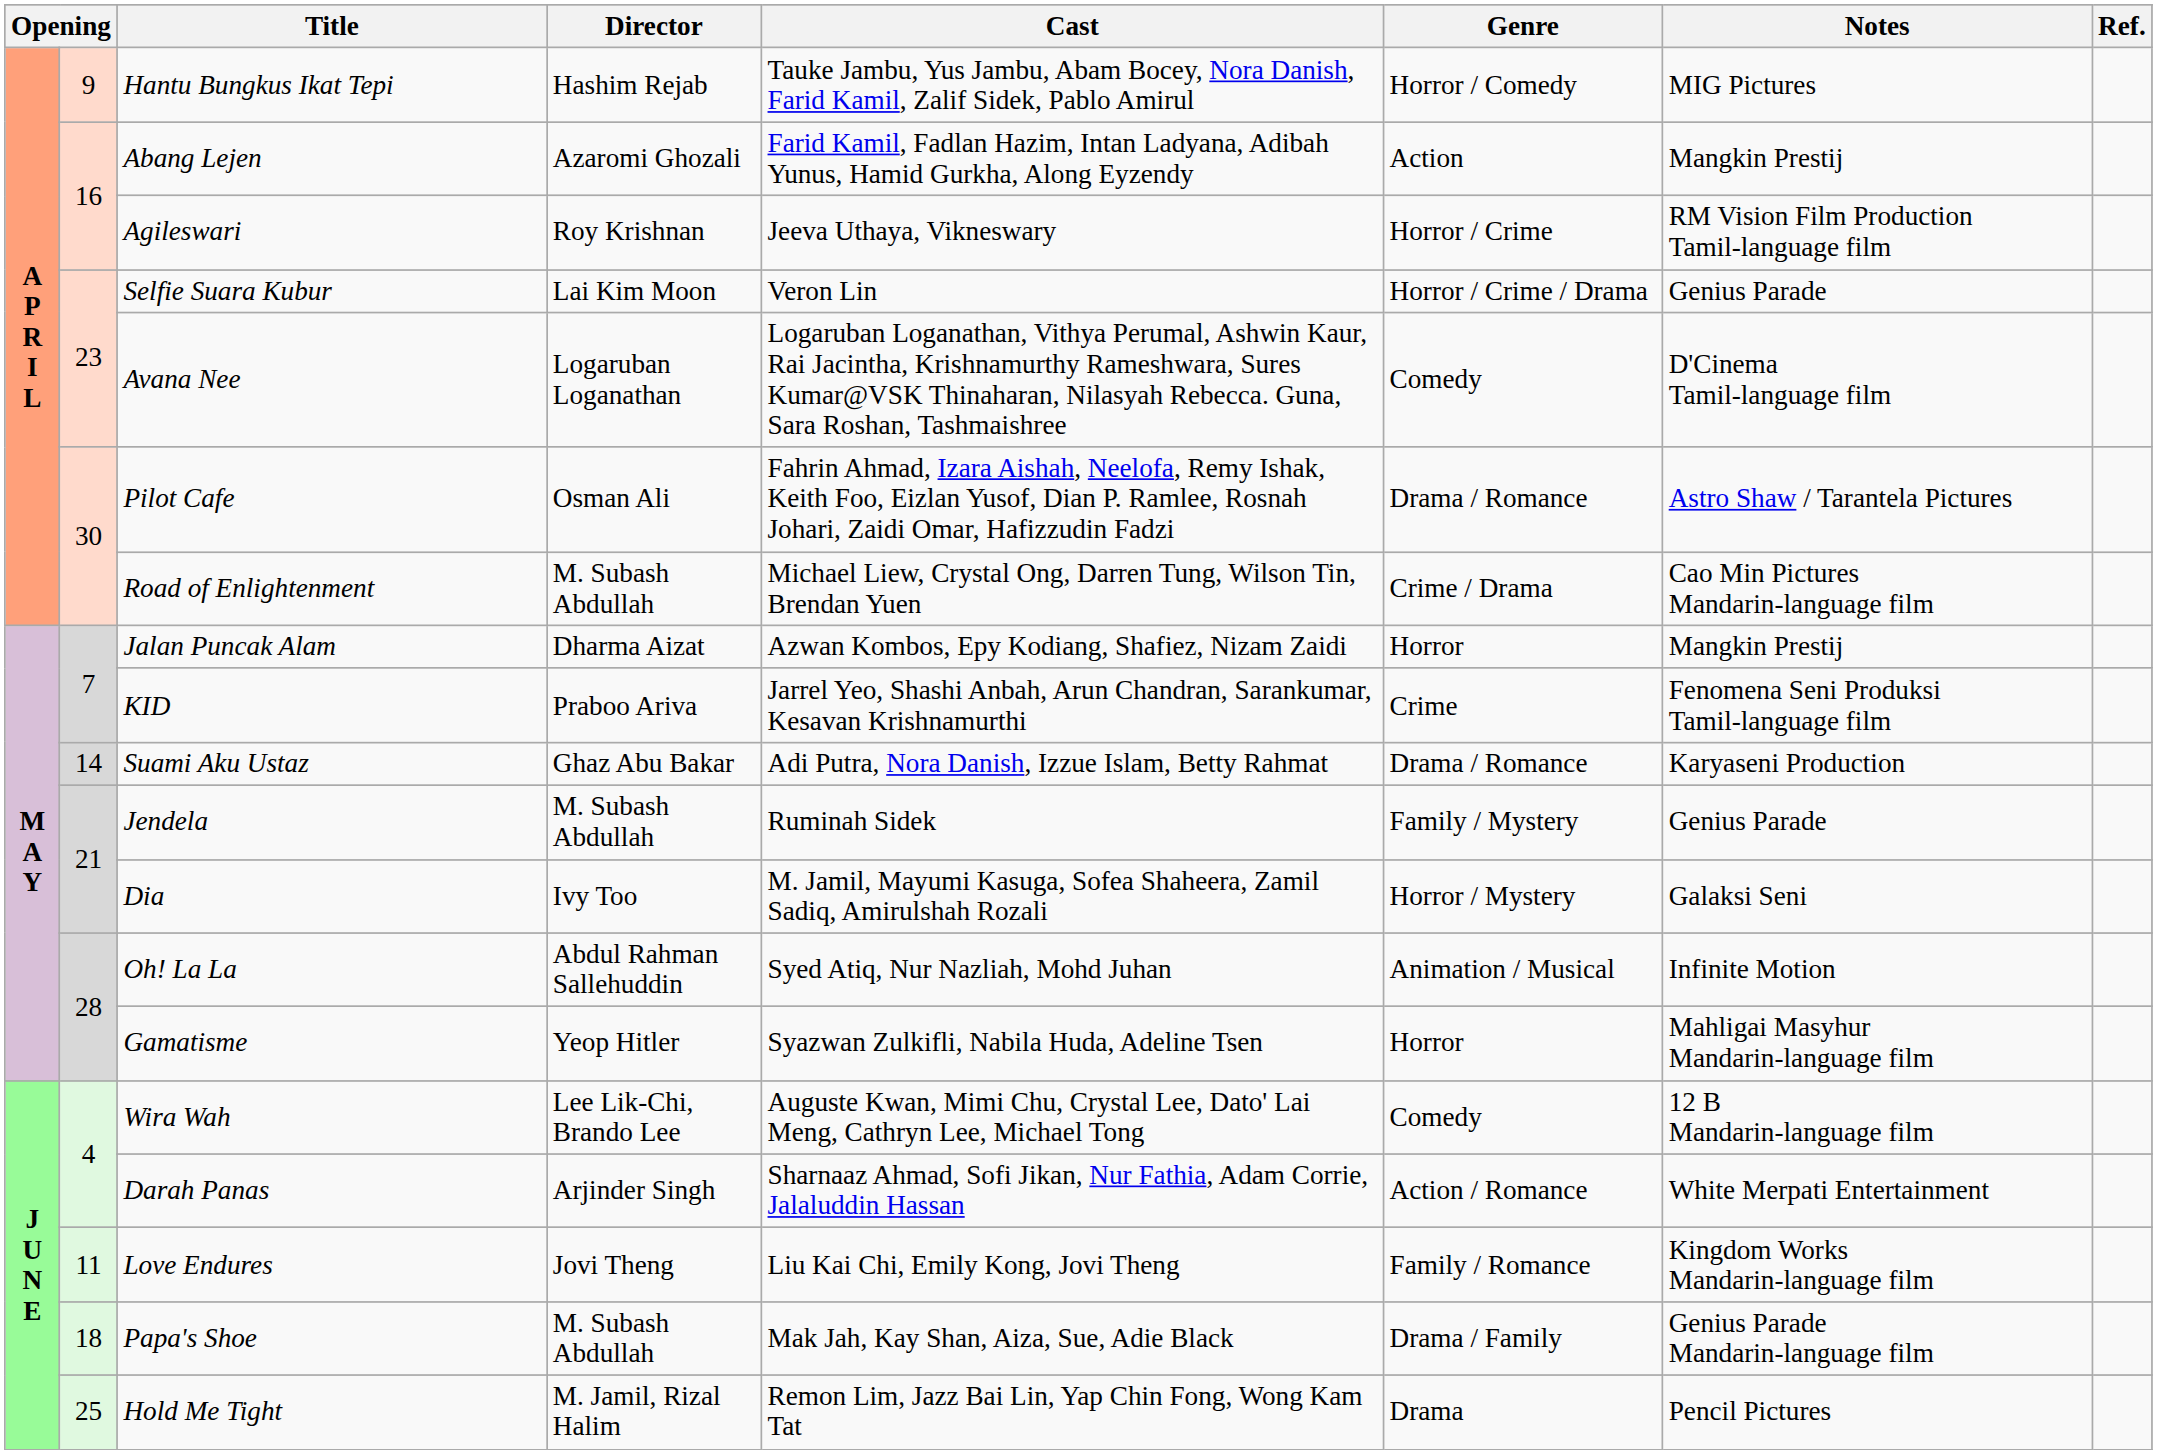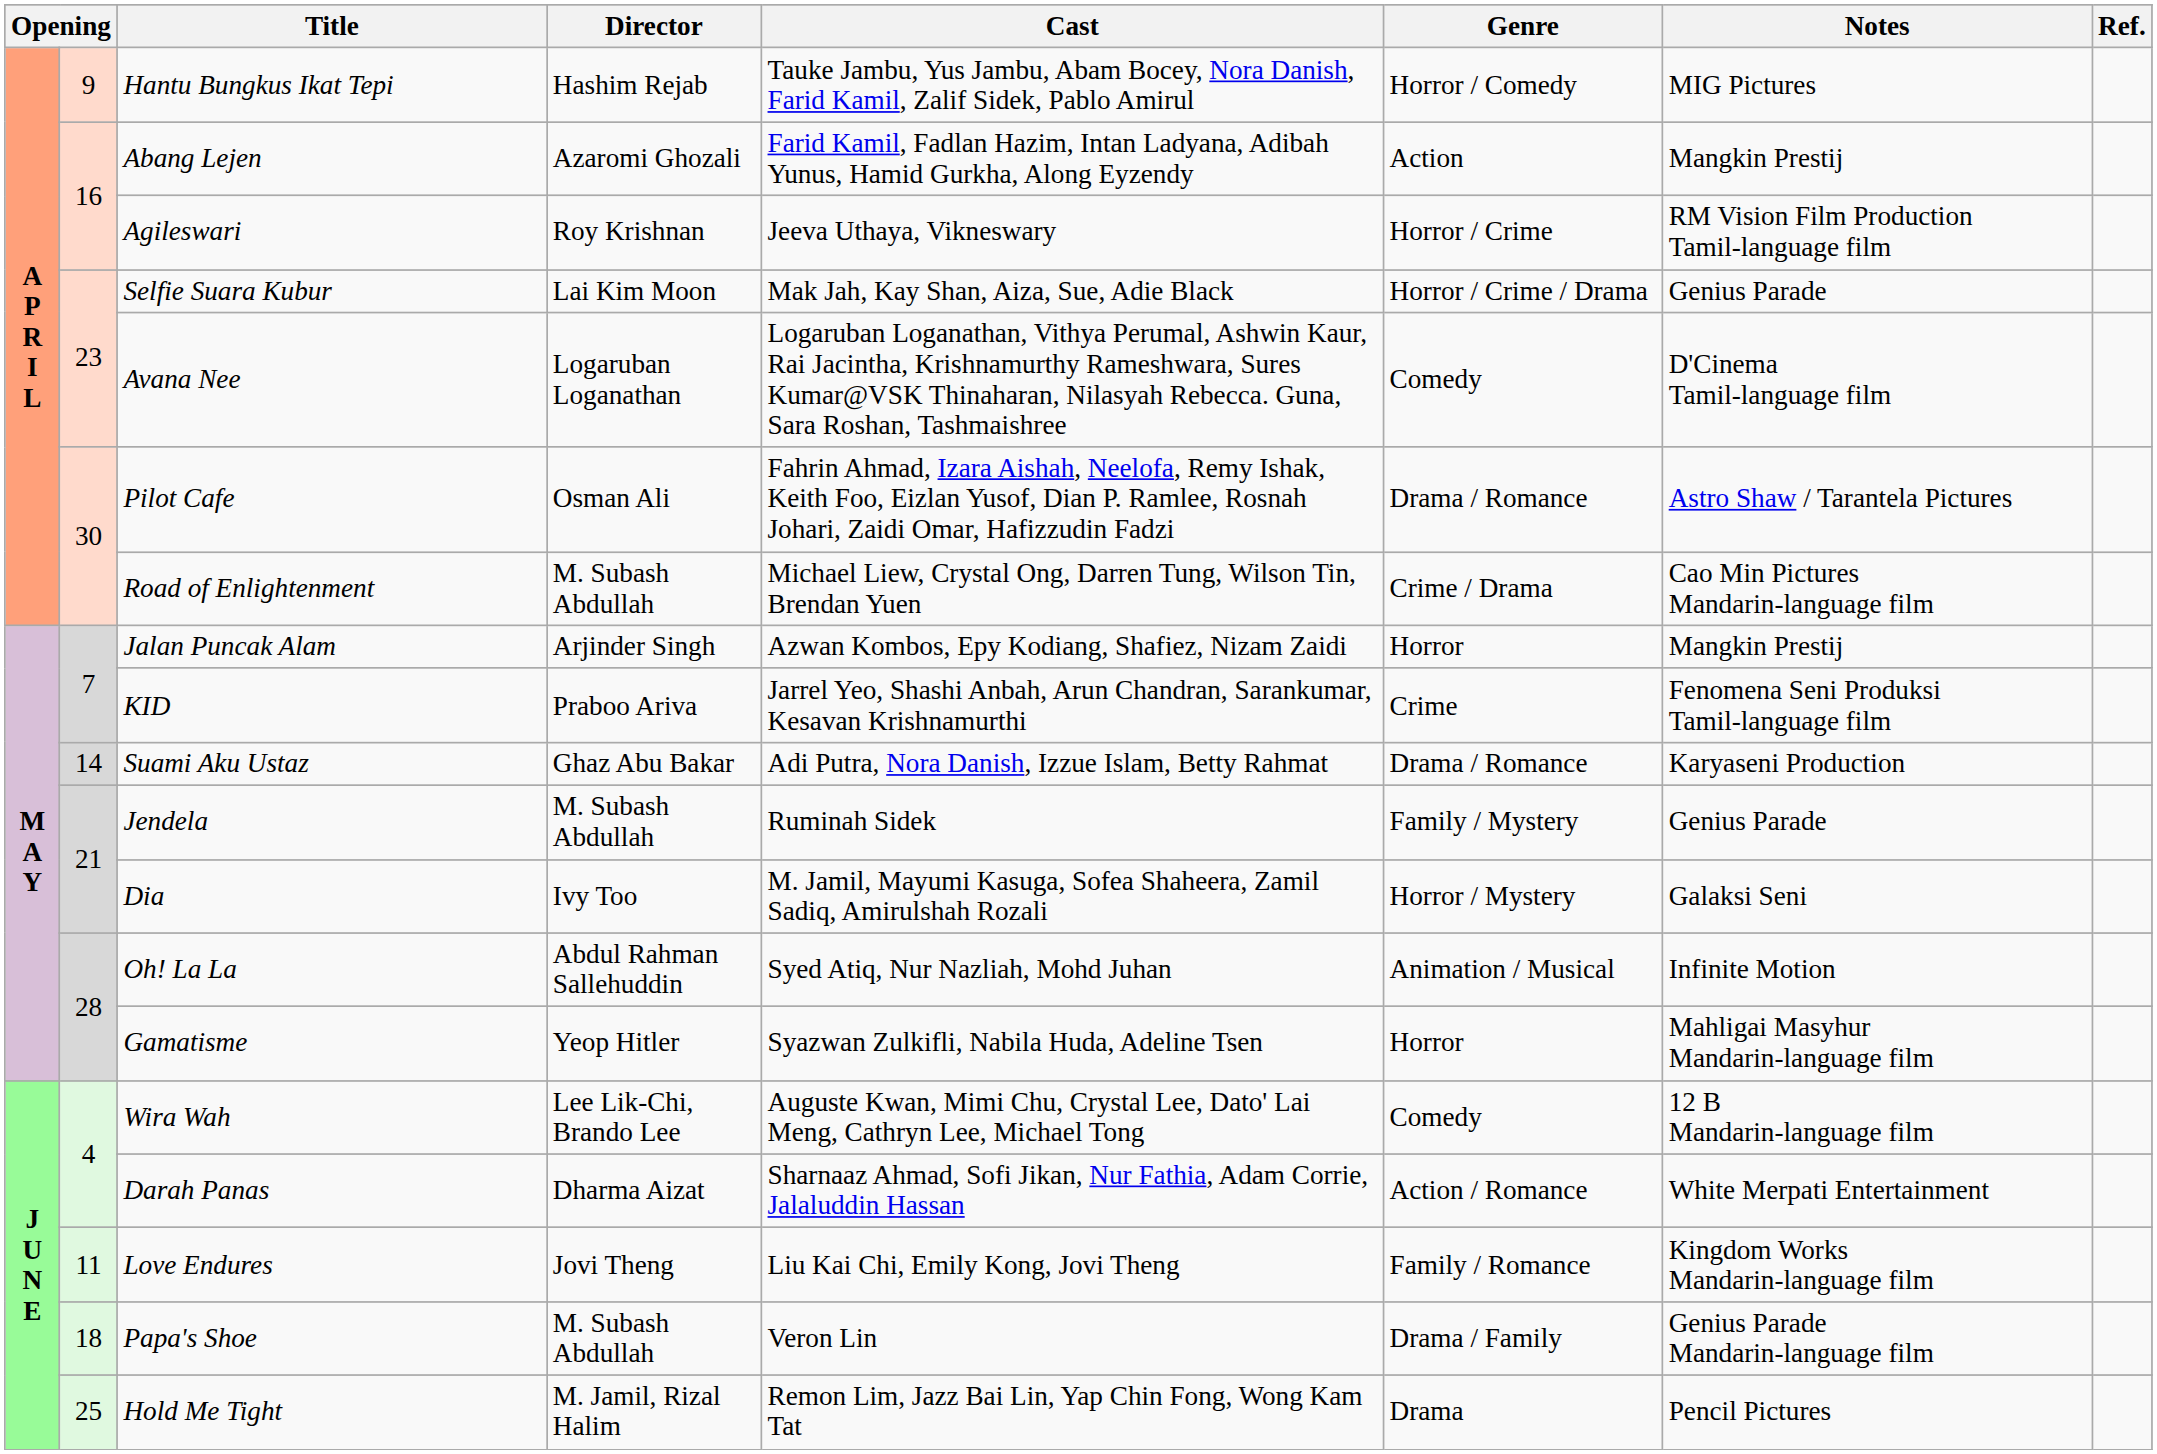(822, 290) Veron Lin -> (1001, 290) Mak Jah, Kay Shan, Aiza, Sue, Adie Black
(629, 646) Dharma Aizat -> (634, 646) Arjinder Singh
(634, 1190) Arjinder Singh -> (629, 1190) Dharma Aizat
(1001, 1338) Mak Jah, Kay Shan, Aiza, Sue, Adie Black -> (822, 1338) Veron Lin
